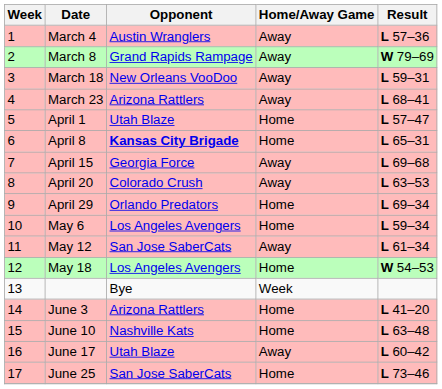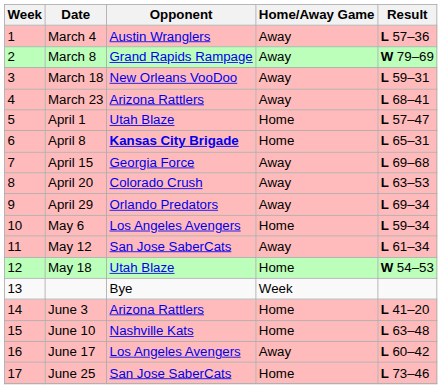(277, 204) Home -> (275, 204) Away
(175, 267) Los Angeles Avengers -> (142, 267) Utah Blaze
(142, 352) Utah Blaze -> (175, 352) Los Angeles Avengers
